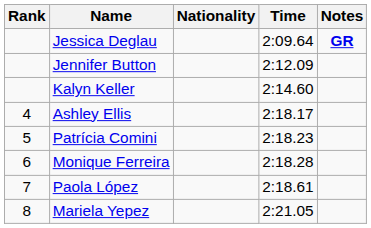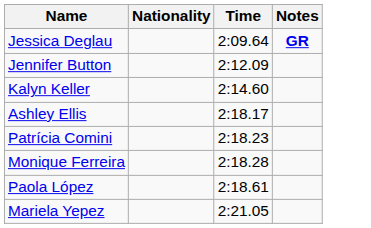- column: (27, 16)
